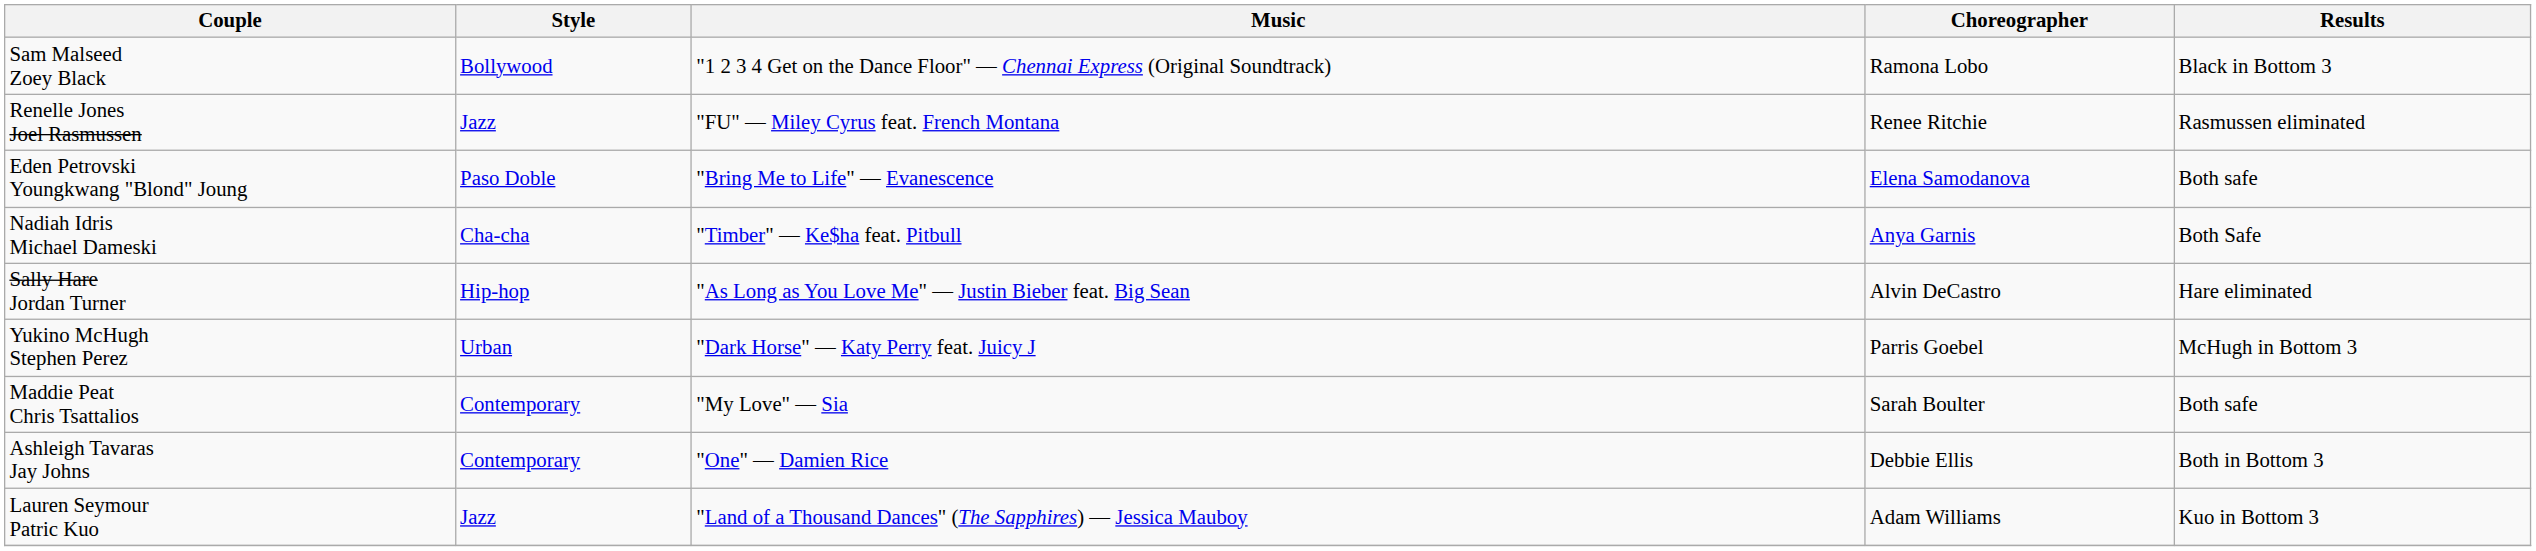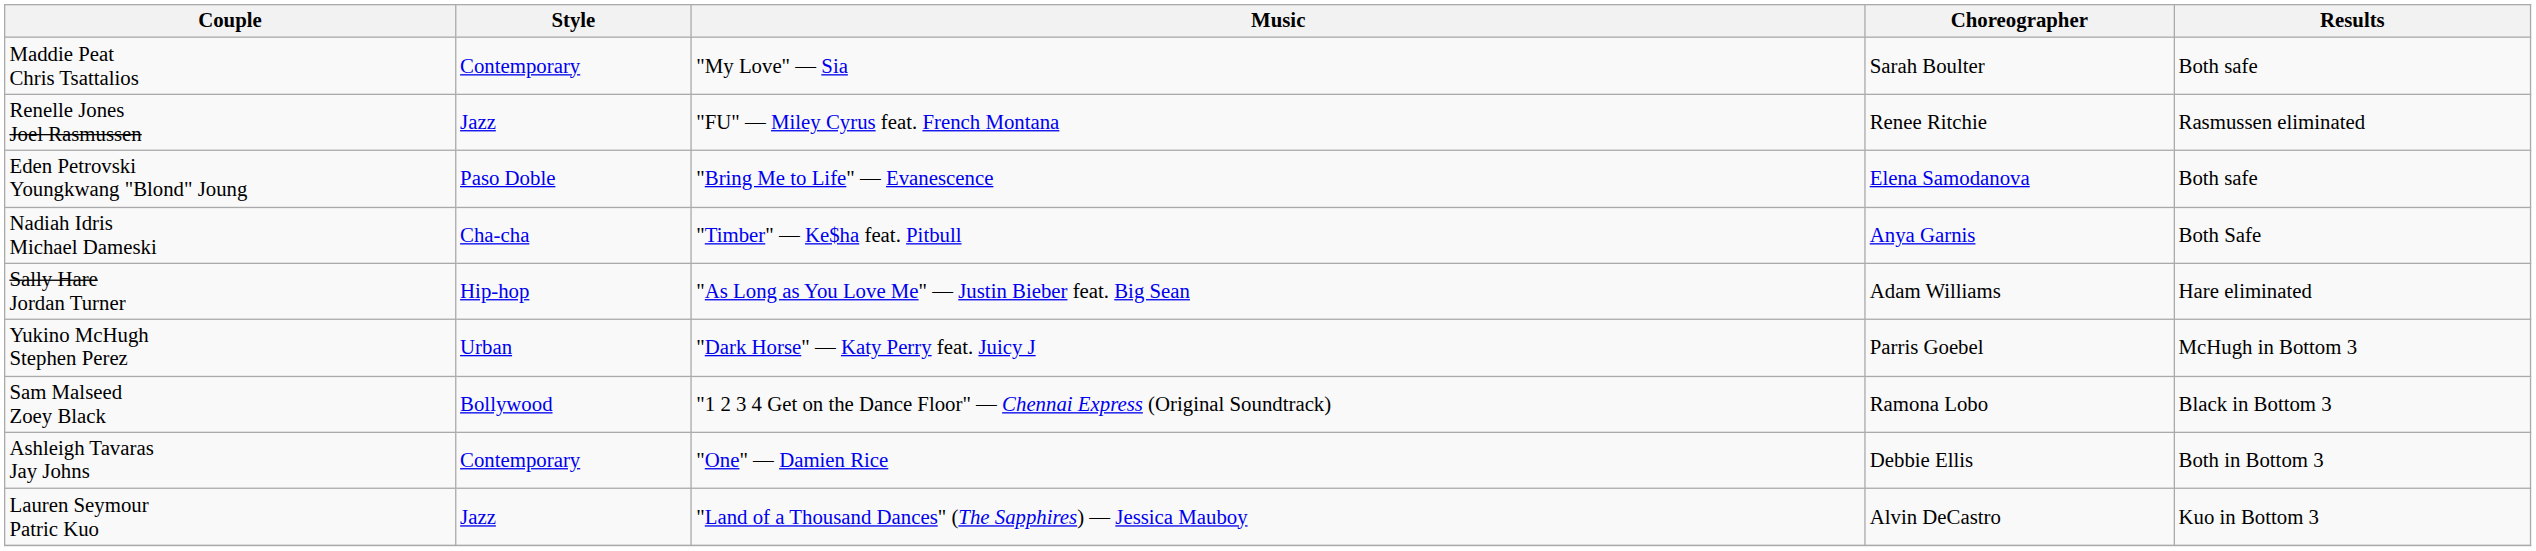rows swapped: (74, 404) <-> (66, 65)
(1935, 291) Alvin DeCastro -> (1935, 291) Adam Williams
(1935, 516) Adam Williams -> (1935, 516) Alvin DeCastro
